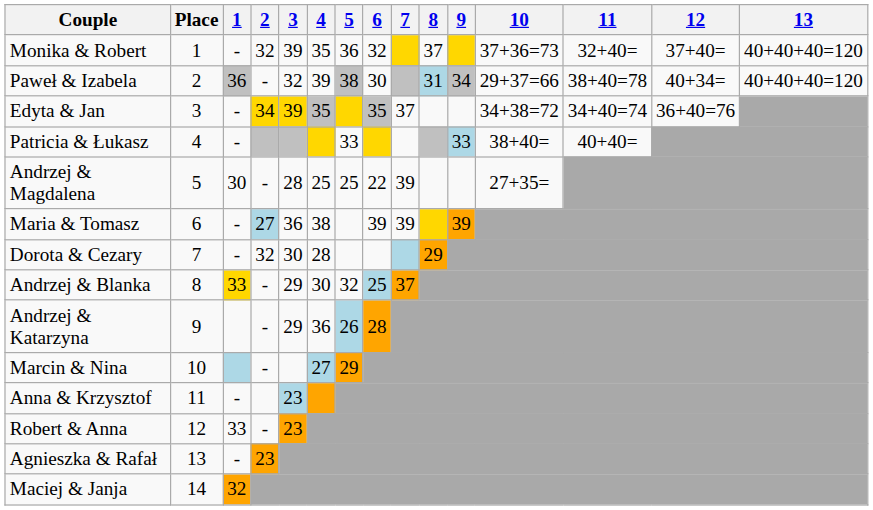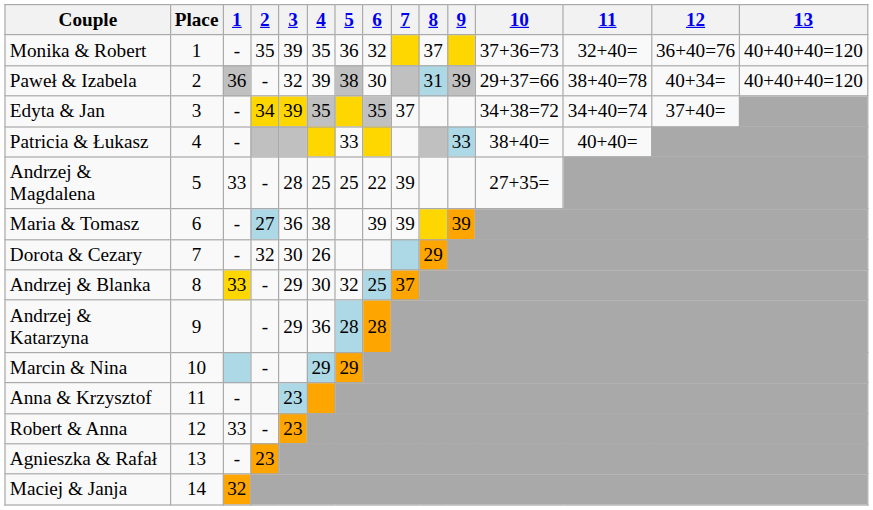(265, 50) 32 -> (265, 50) 35
(696, 50) 37+40= -> (696, 50) 36+40=76
(461, 80) 34 -> (461, 80) 39
(696, 111) 36+40=76 -> (696, 111) 37+40=
(237, 182) 30 -> (237, 182) 33
(321, 254) 28 -> (321, 254) 26
(349, 326) 26 -> (349, 326) 28
(321, 367) 27 -> (321, 367) 29
